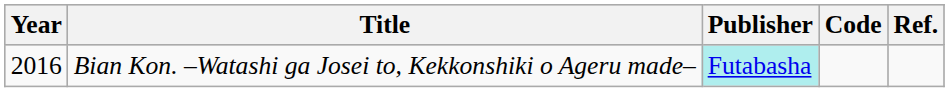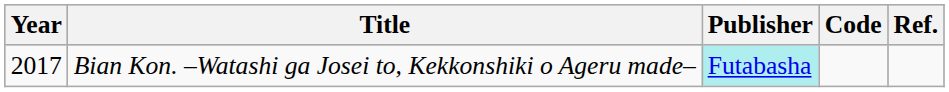(36, 65) 2016 -> (36, 65) 2017
